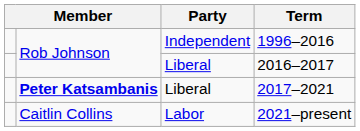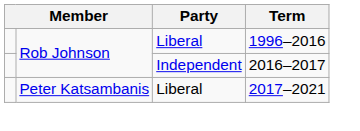(207, 41) Independent -> (179, 41) Liberal
(188, 65) Liberal -> (199, 65) Independent
(89, 89) bold -> (84, 89) normal
- row: (304, 114)
